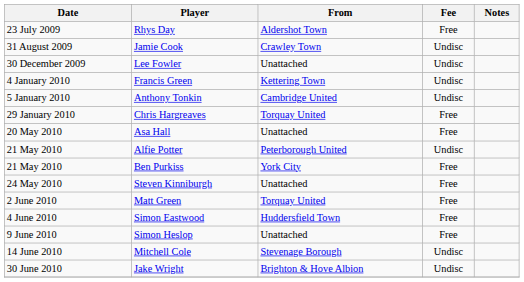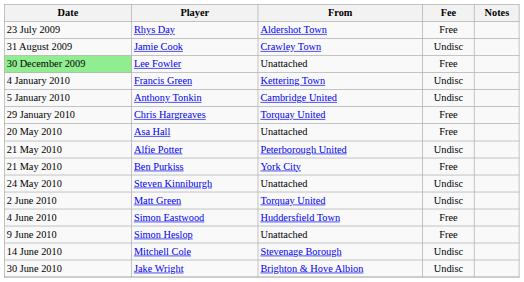(46, 64) no background -> (46, 64) lightgreen background
(448, 64) Undisc -> (448, 64) Free
(448, 183) Free -> (448, 183) Undisc
(448, 200) Free -> (448, 200) Undisc
